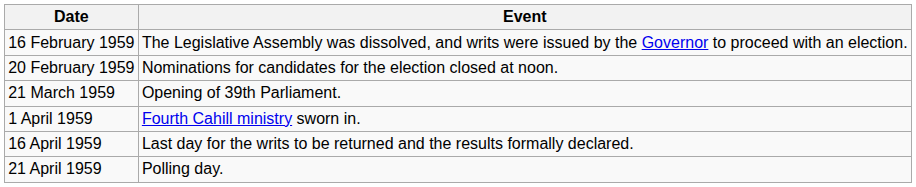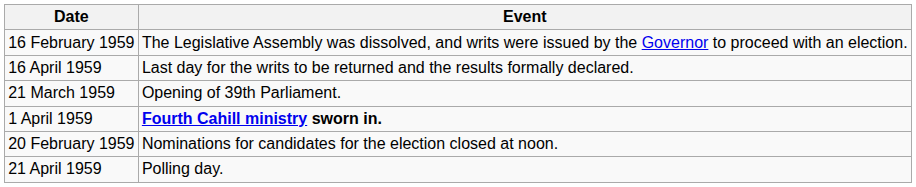rows swapped: (71, 67) <-> (55, 144)
(251, 118) normal -> (262, 118) bold
